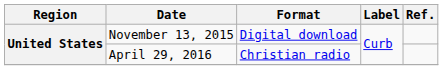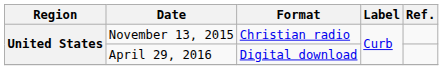(299, 34) Digital download -> (295, 34) Christian radio
(295, 54) Christian radio -> (299, 54) Digital download
